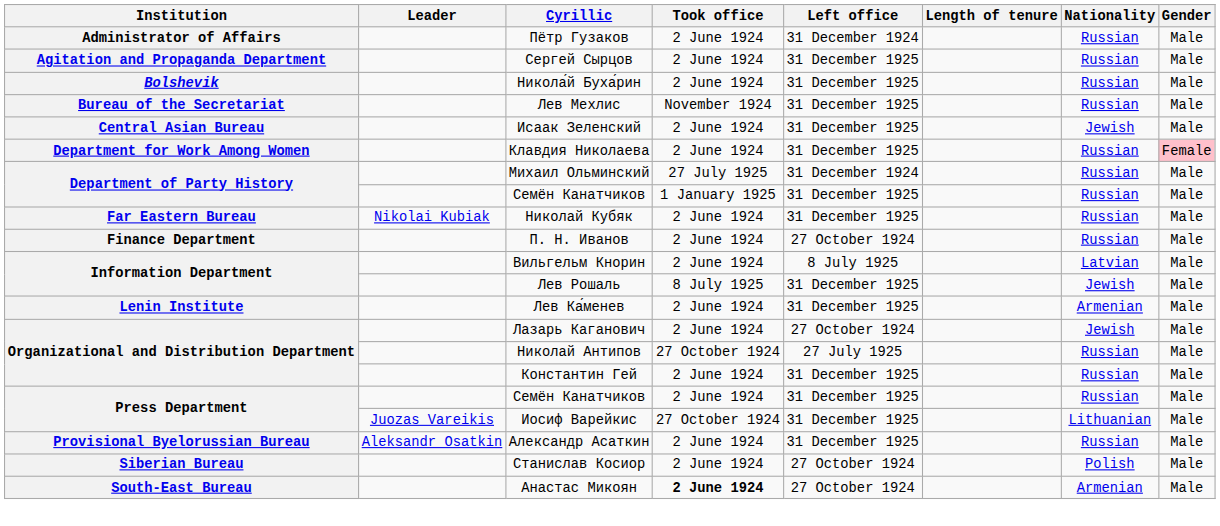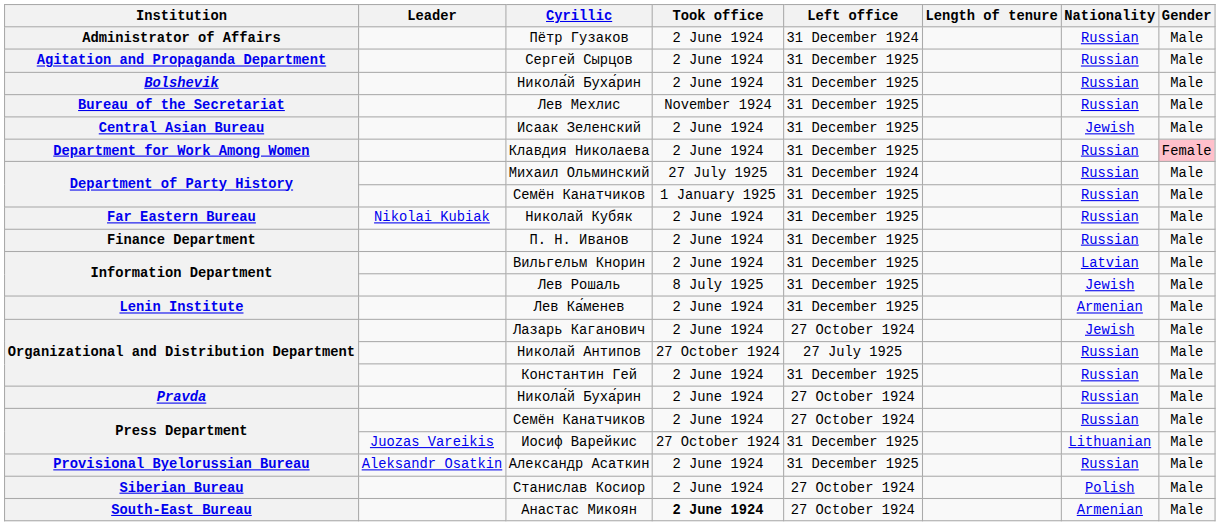(853, 240) 27 October 1924 -> (853, 240) 31 December 1925
(853, 263) 8 July 1925 -> (853, 263) 31 December 1925
+ row: (181, 398)
(853, 398) 31 December 1925 -> (853, 420) 27 October 1924
